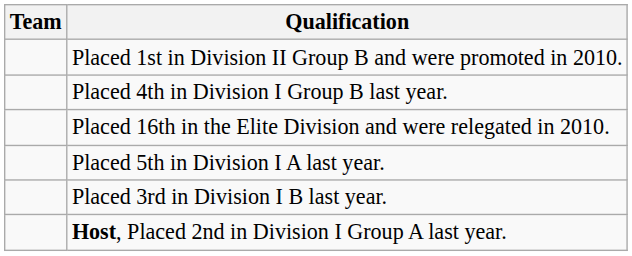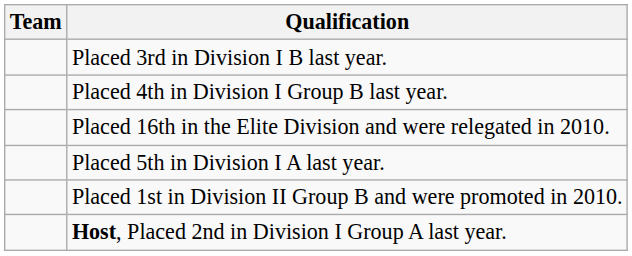rows swapped: (347, 57) <-> (230, 197)
